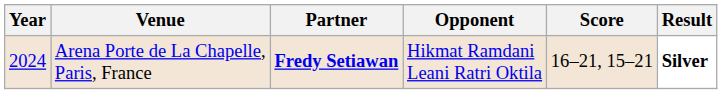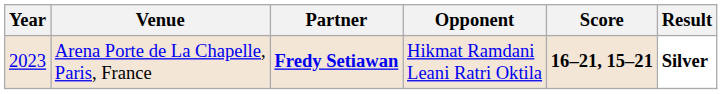(28, 61) 2024 -> (28, 61) 2023
(602, 61) normal -> (602, 61) bold
